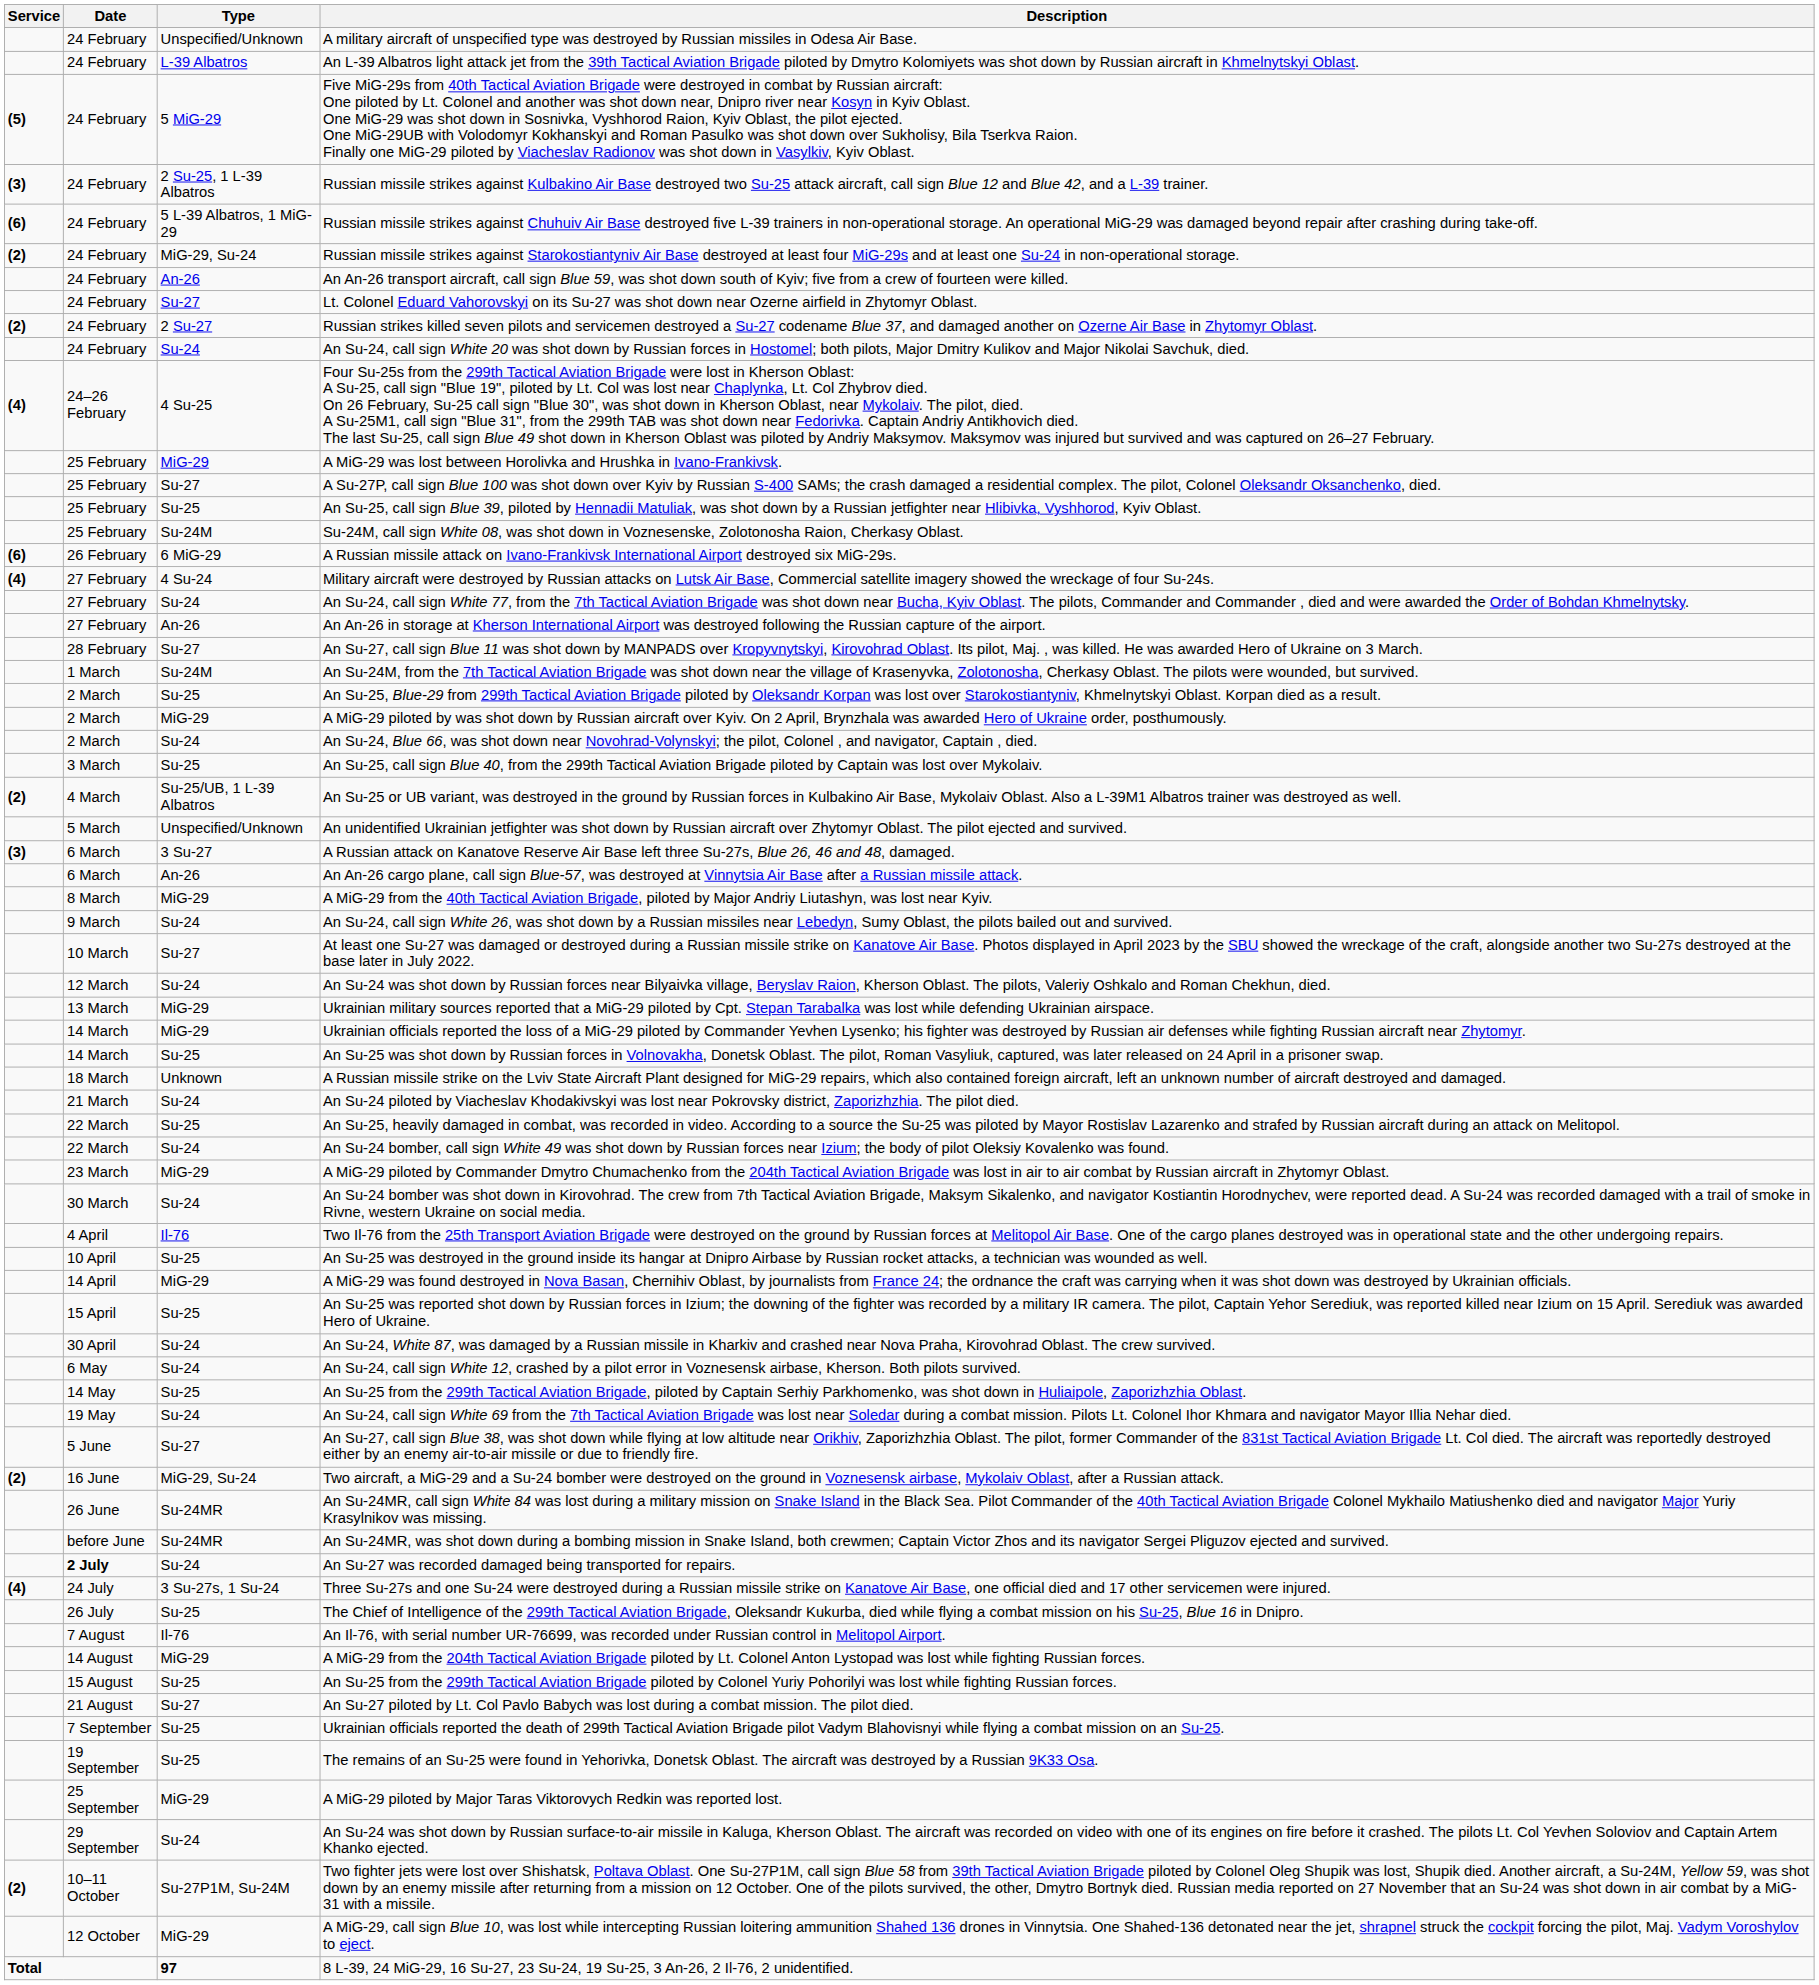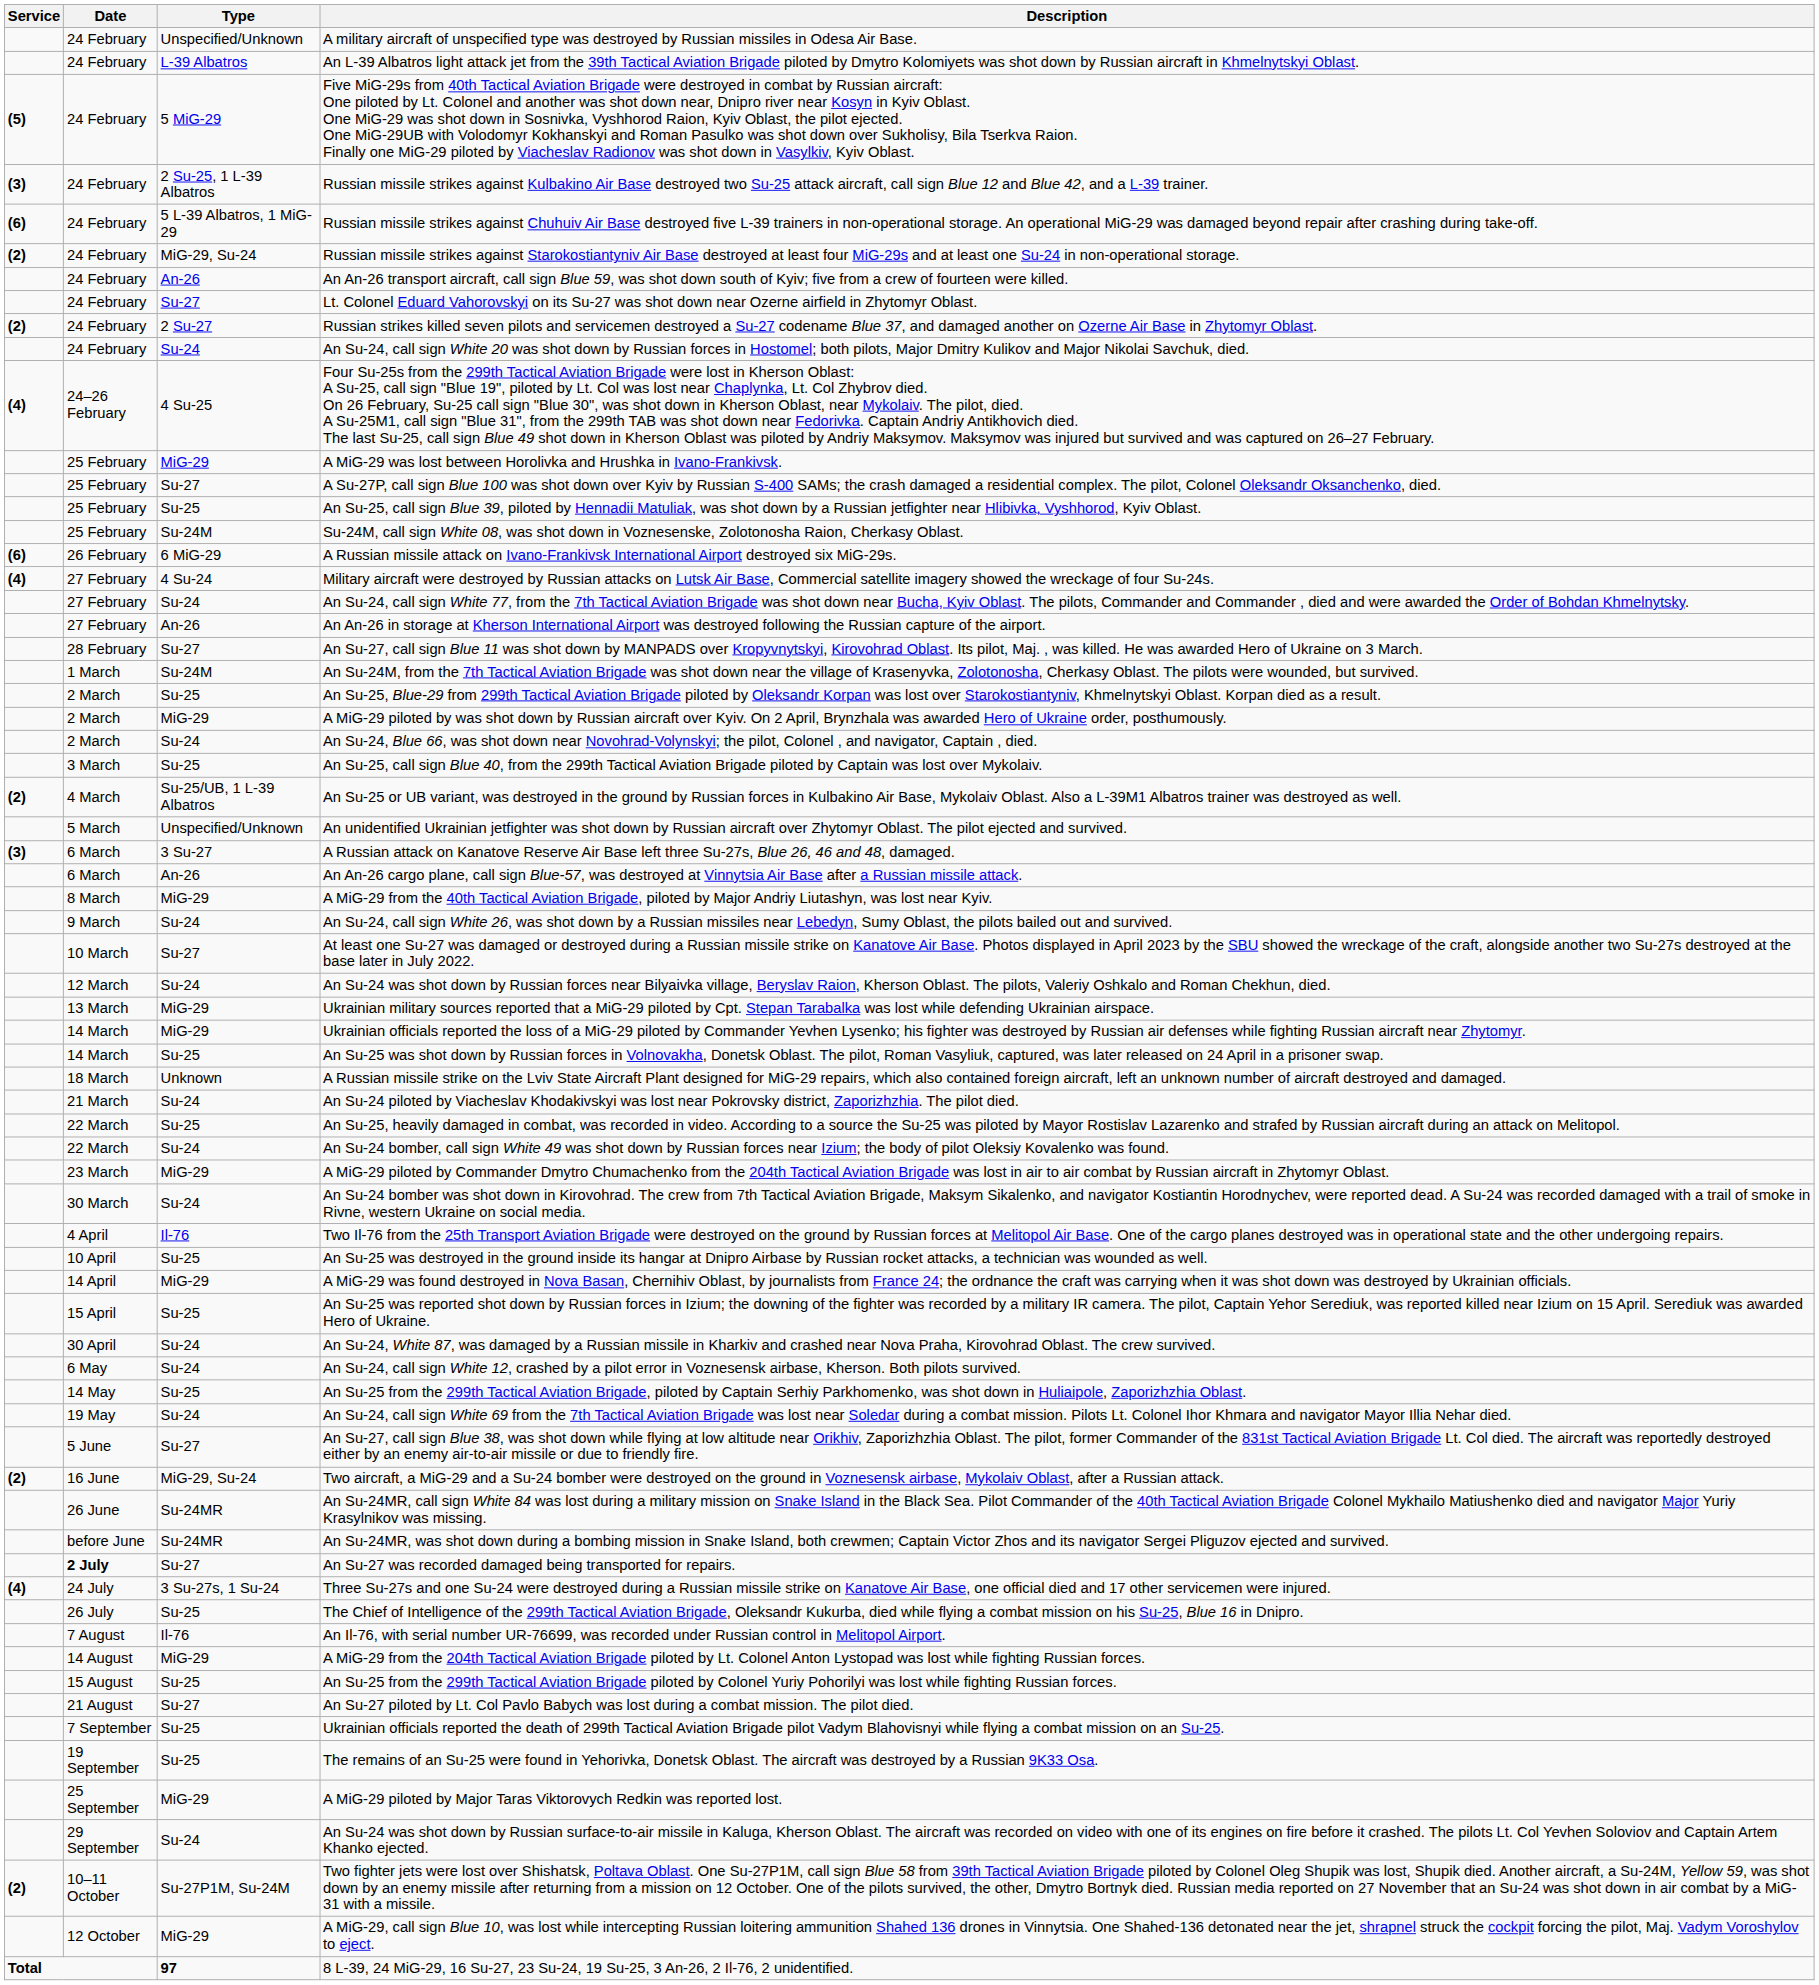(180, 1565) Su-24 -> (180, 1565) Su-27
